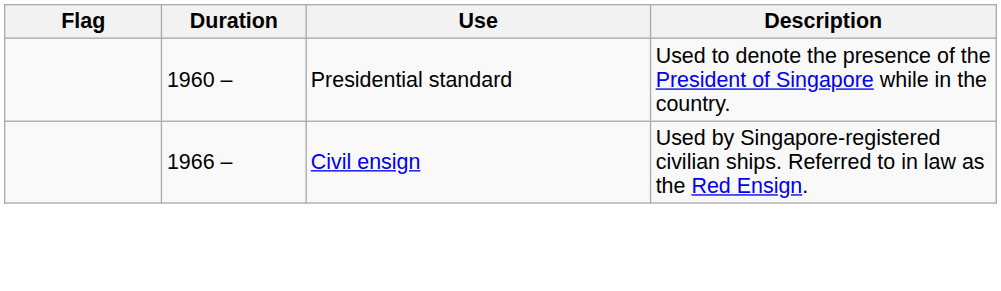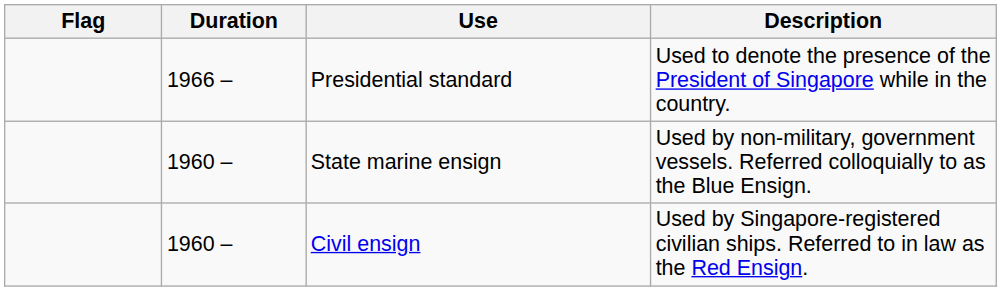(200, 79) 1960 – -> (200, 79) 1966 –
+ row: (406, 161)
(200, 161) 1966 – -> (200, 244) 1960 –
